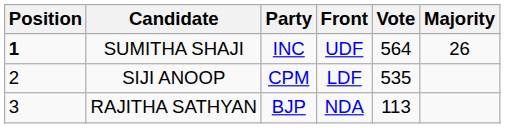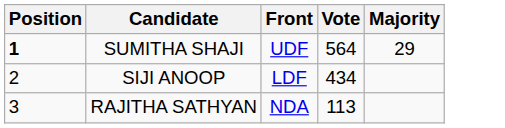- column: (289, 19)
(459, 48) 26 -> (404, 48) 29
(396, 78) 535 -> (341, 78) 434
